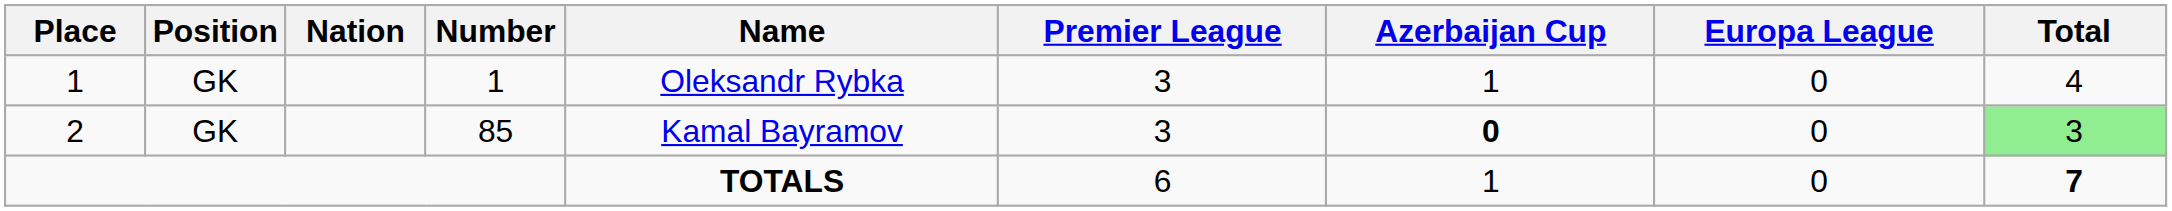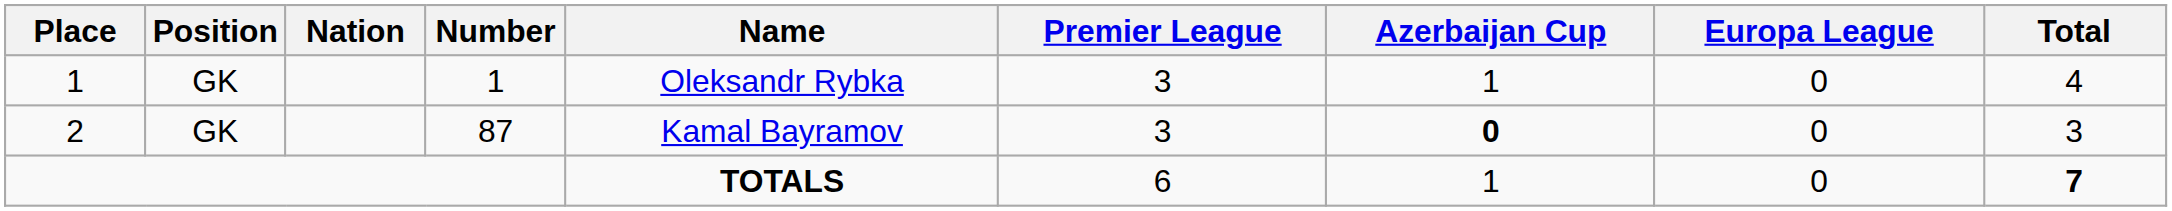(496, 131) 85 -> (496, 131) 87
(2074, 131) lightgreen background -> (2074, 131) no background
